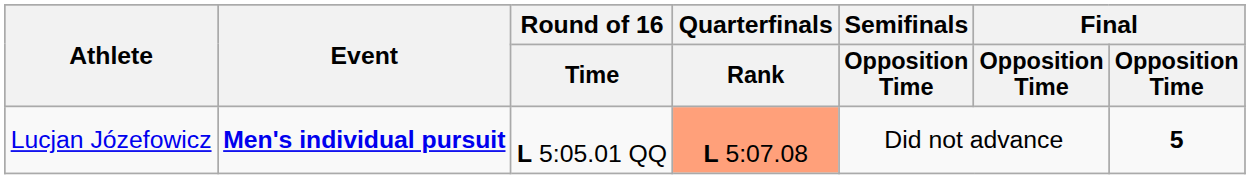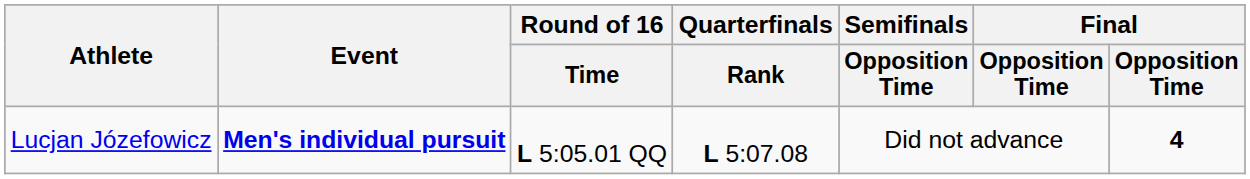(756, 154) lightsalmon background -> (756, 154) no background
(1177, 140) 5 -> (1177, 140) 4
